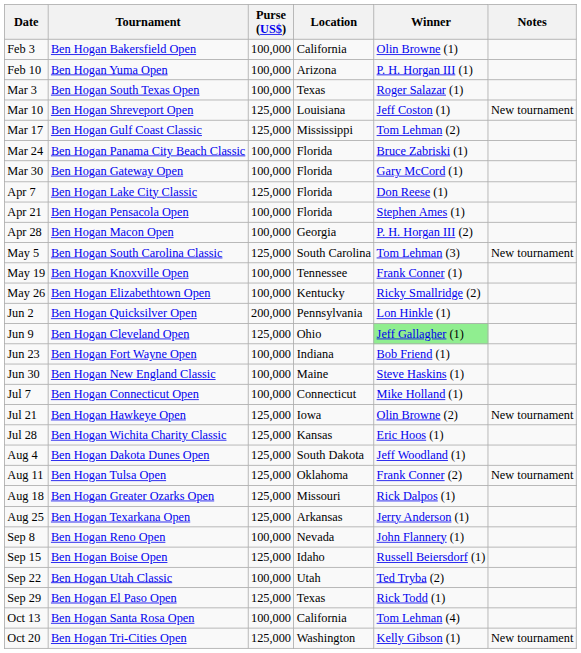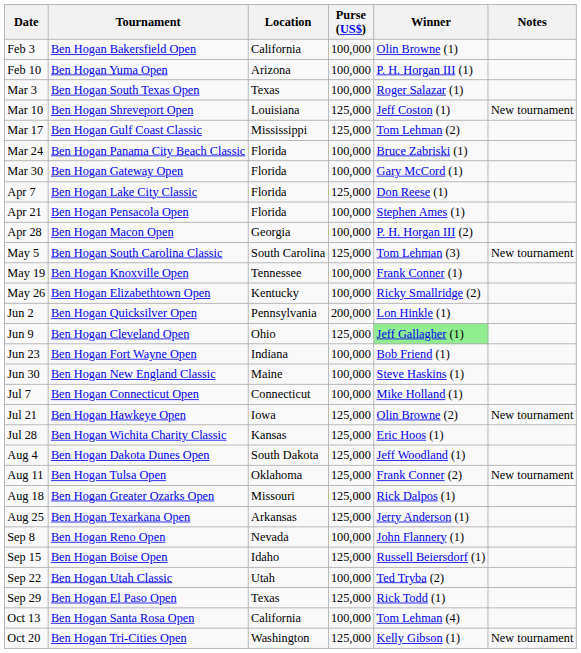columns swapped: (334, 22) <-> (271, 22)
